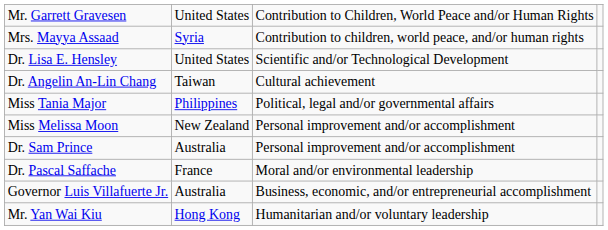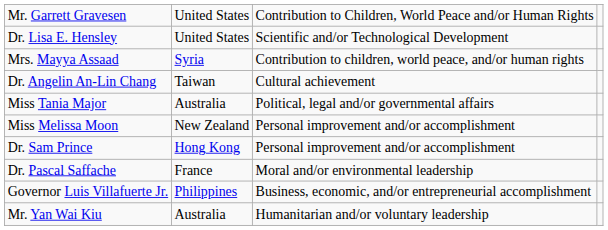rows swapped: (62, 59) <-> (63, 37)
(206, 103) Philippines -> (200, 103) Australia
(200, 147) Australia -> (207, 147) Hong Kong
(200, 192) Australia -> (206, 192) Philippines
(207, 214) Hong Kong -> (200, 214) Australia
